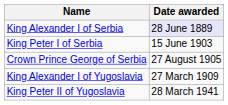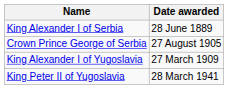(182, 28) lavender background -> (182, 28) no background
- row: (55, 44)
